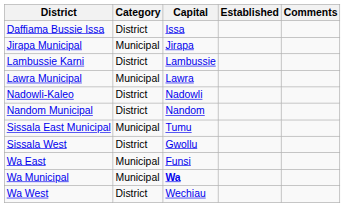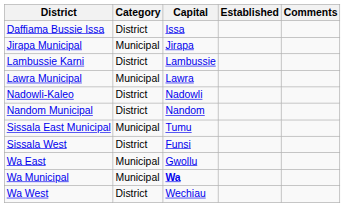(181, 144) Gwollu -> (178, 144) Funsi
(178, 161) Funsi -> (181, 161) Gwollu
